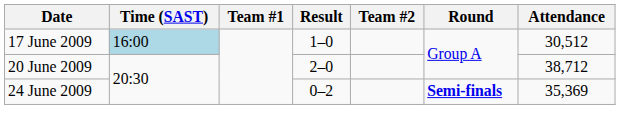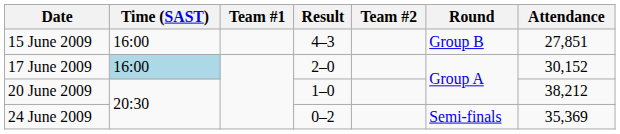+ row: (50, 41)
(321, 41) 1–0 -> (323, 66) 2–0
(567, 41) 30,512 -> (566, 66) 30,152
(321, 66) 2–0 -> (323, 91) 1–0
(567, 66) 38,712 -> (566, 91) 38,212
(465, 91) bold -> (465, 116) normal
